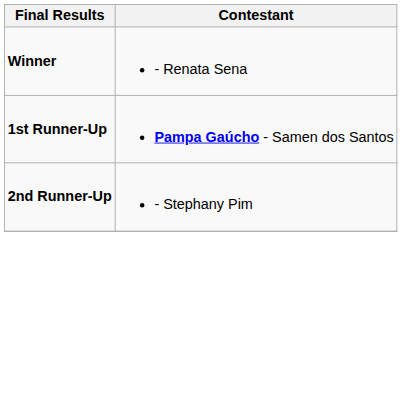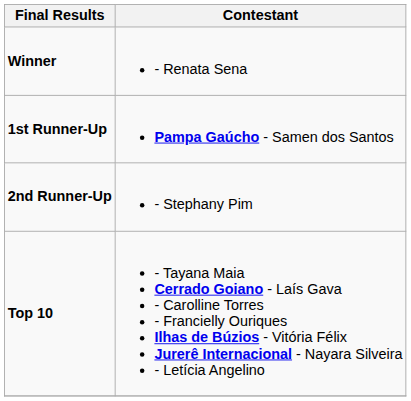+ row: (30, 313)
